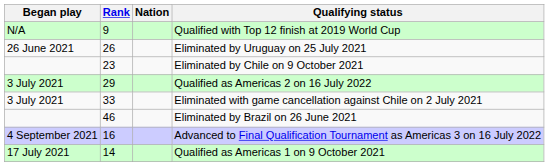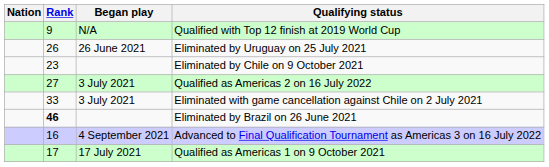columns swapped: (152, 13) <-> (52, 13)
(109, 83) 29 -> (52, 83) 27
(109, 118) normal -> (52, 118) bold
(109, 153) 14 -> (52, 153) 17
